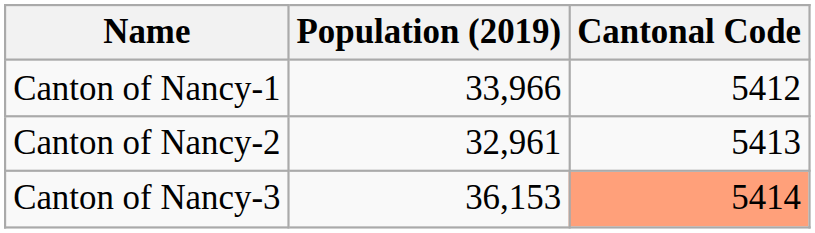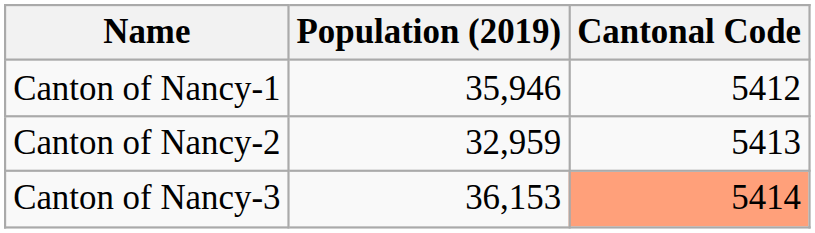(513, 87) 33,966 -> (513, 87) 35,946
(513, 142) 32,961 -> (513, 142) 32,959
